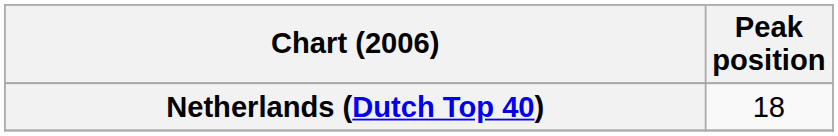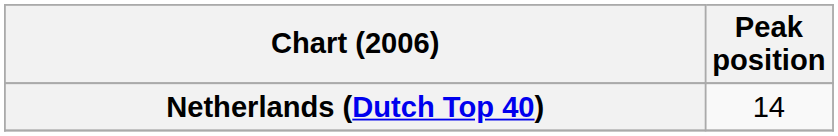(769, 106) 18 -> (769, 106) 14
